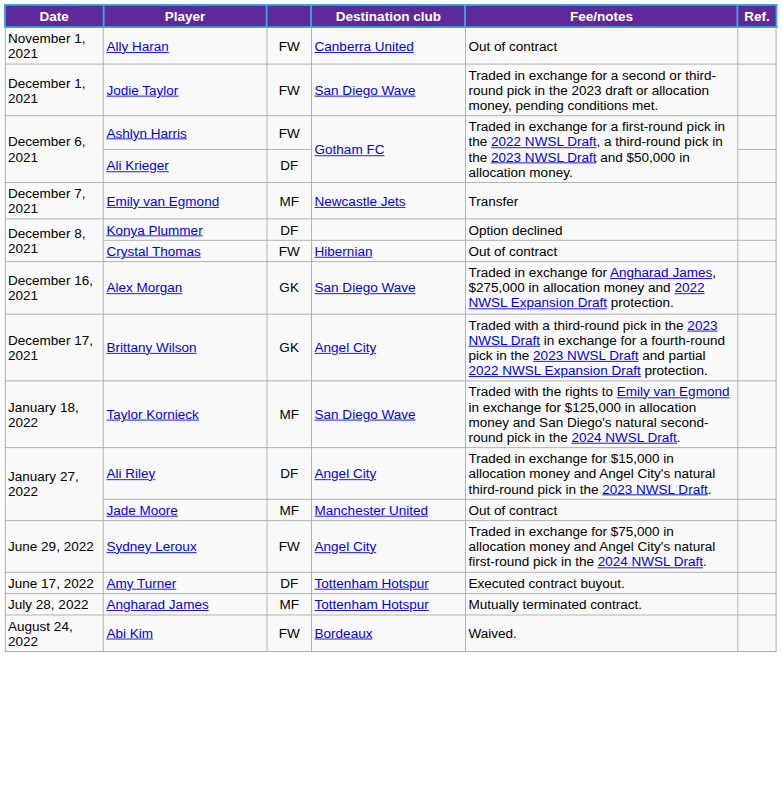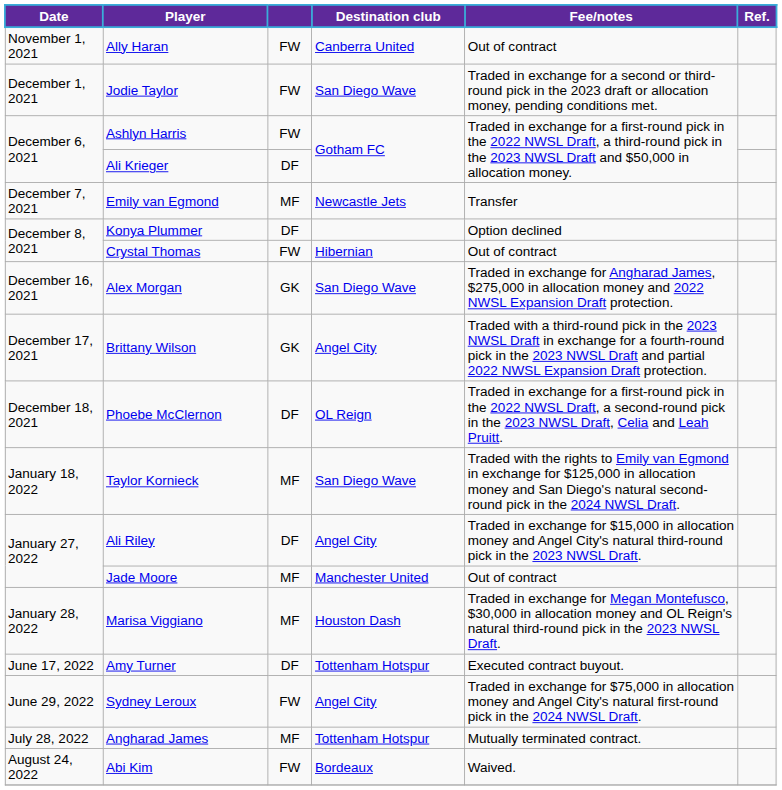+ row: (164, 414)
+ row: (154, 621)
rows swapped: (141, 583) <-> (152, 546)
